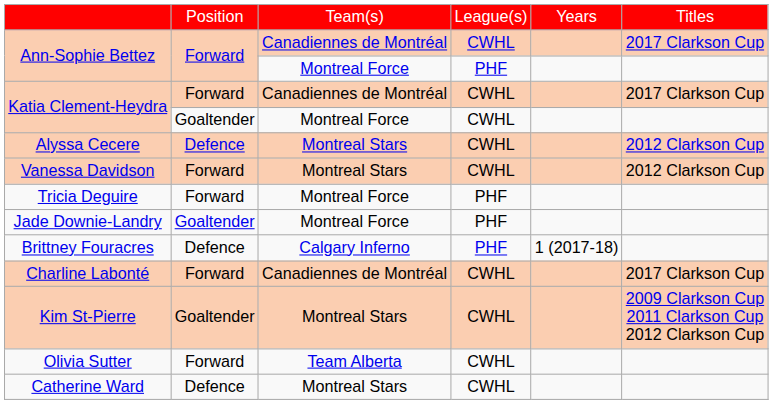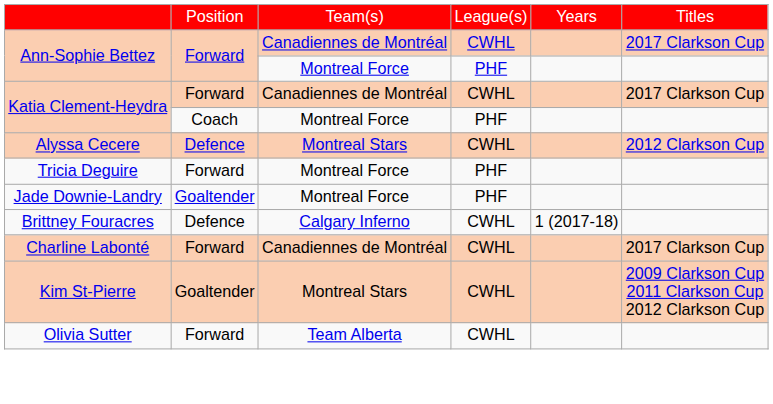(215, 119) Goaltender -> (215, 119) Coach
(491, 119) CWHL -> (491, 119) PHF
- row: (88, 171)
(491, 247) PHF -> (491, 222) CWHL
- row: (88, 386)
